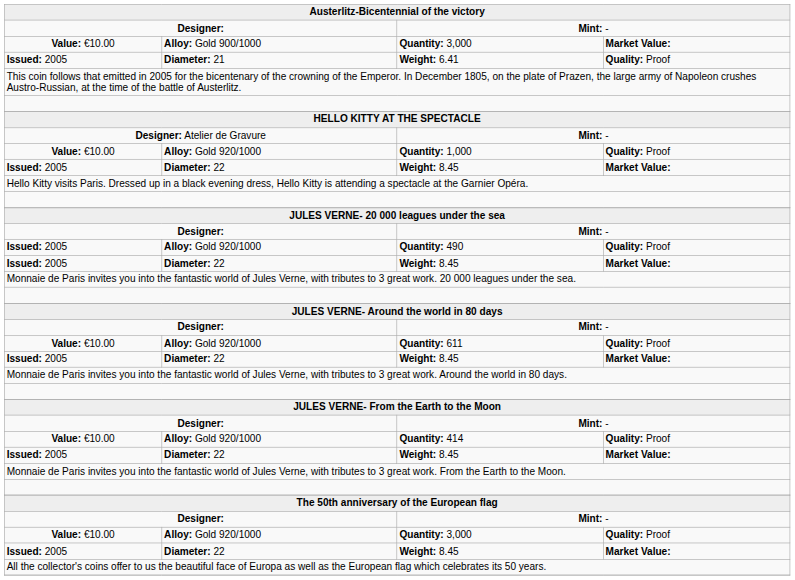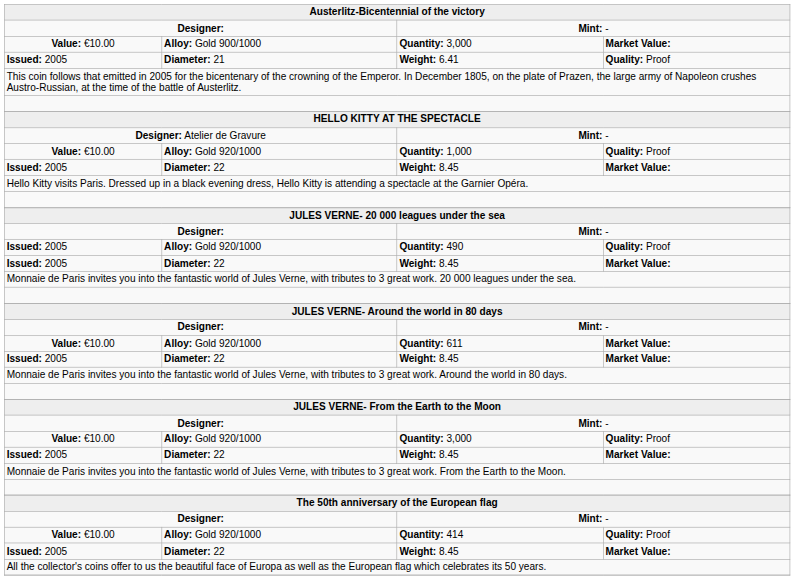(638, 343) Quality: Proof -> (638, 343) Market Value:
rows swapped: (213, 439) <-> (213, 535)
